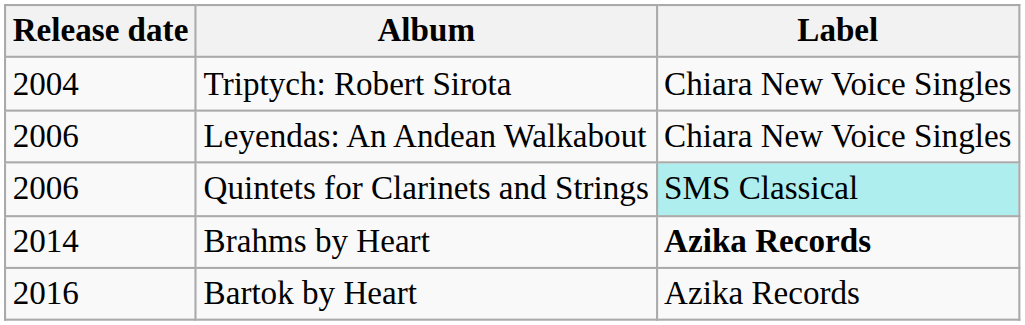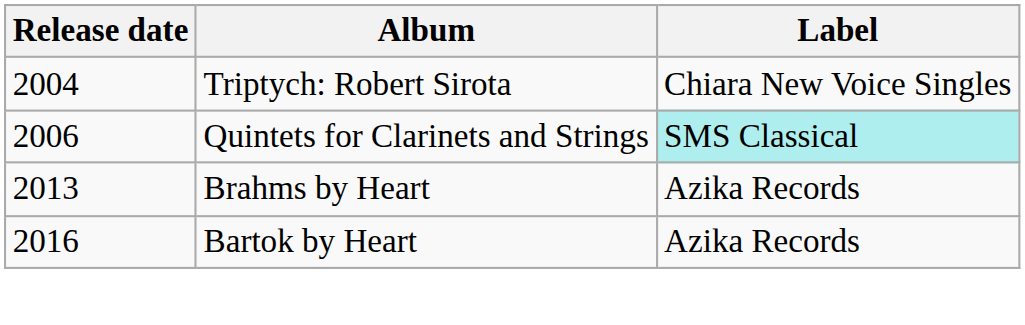- row: (425, 135)
(46, 240) 2014 -> (46, 188) 2013
(768, 240) bold -> (762, 188) normal
